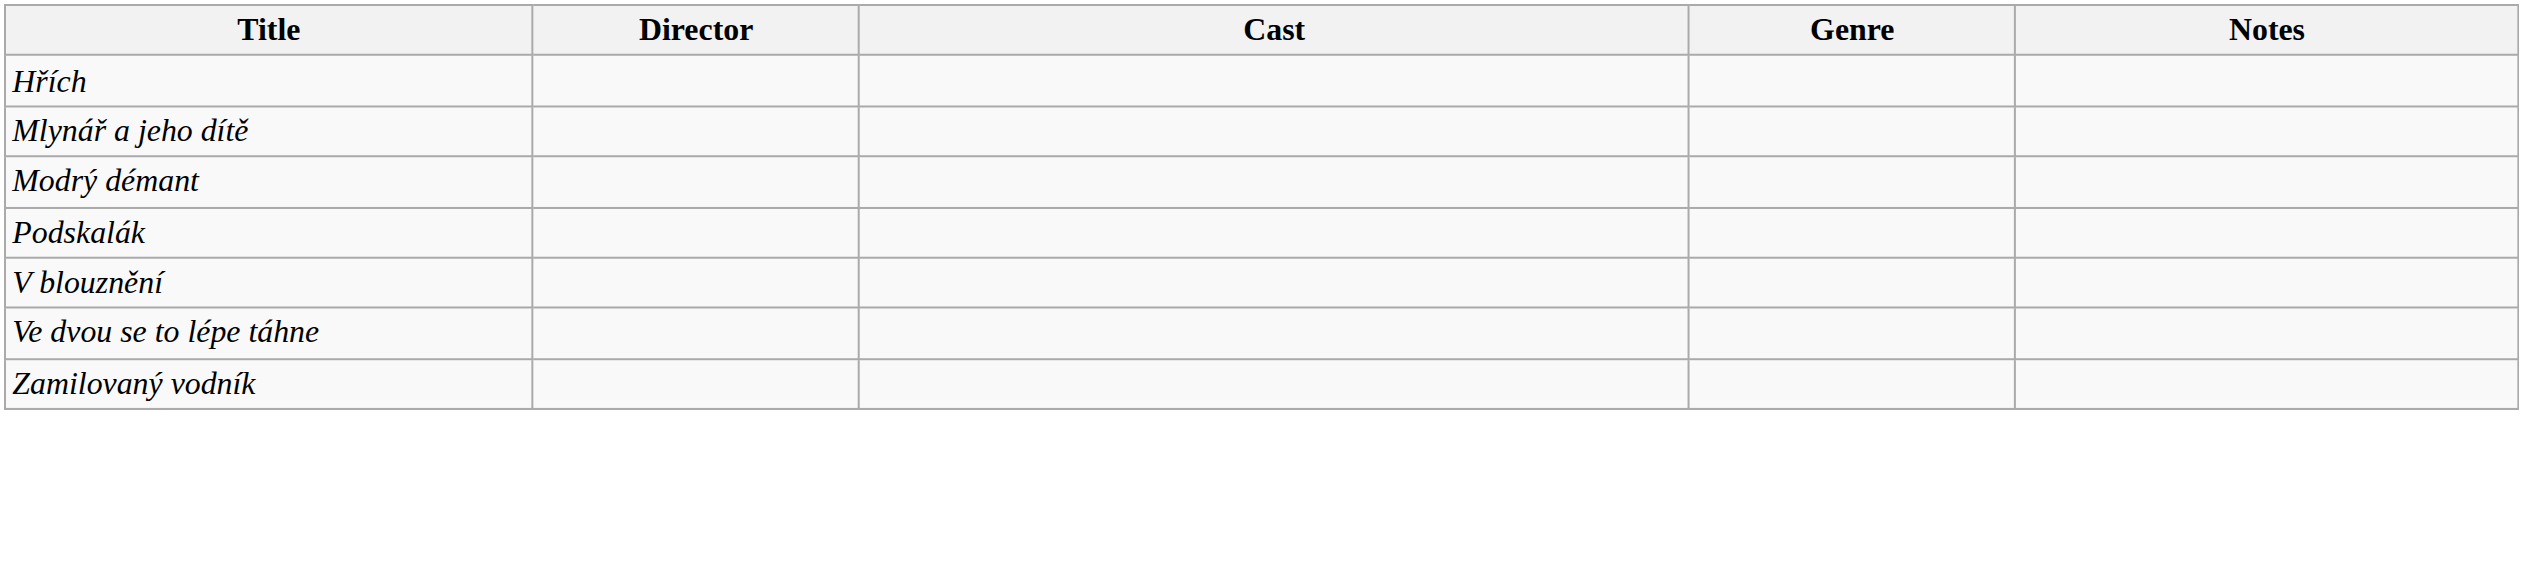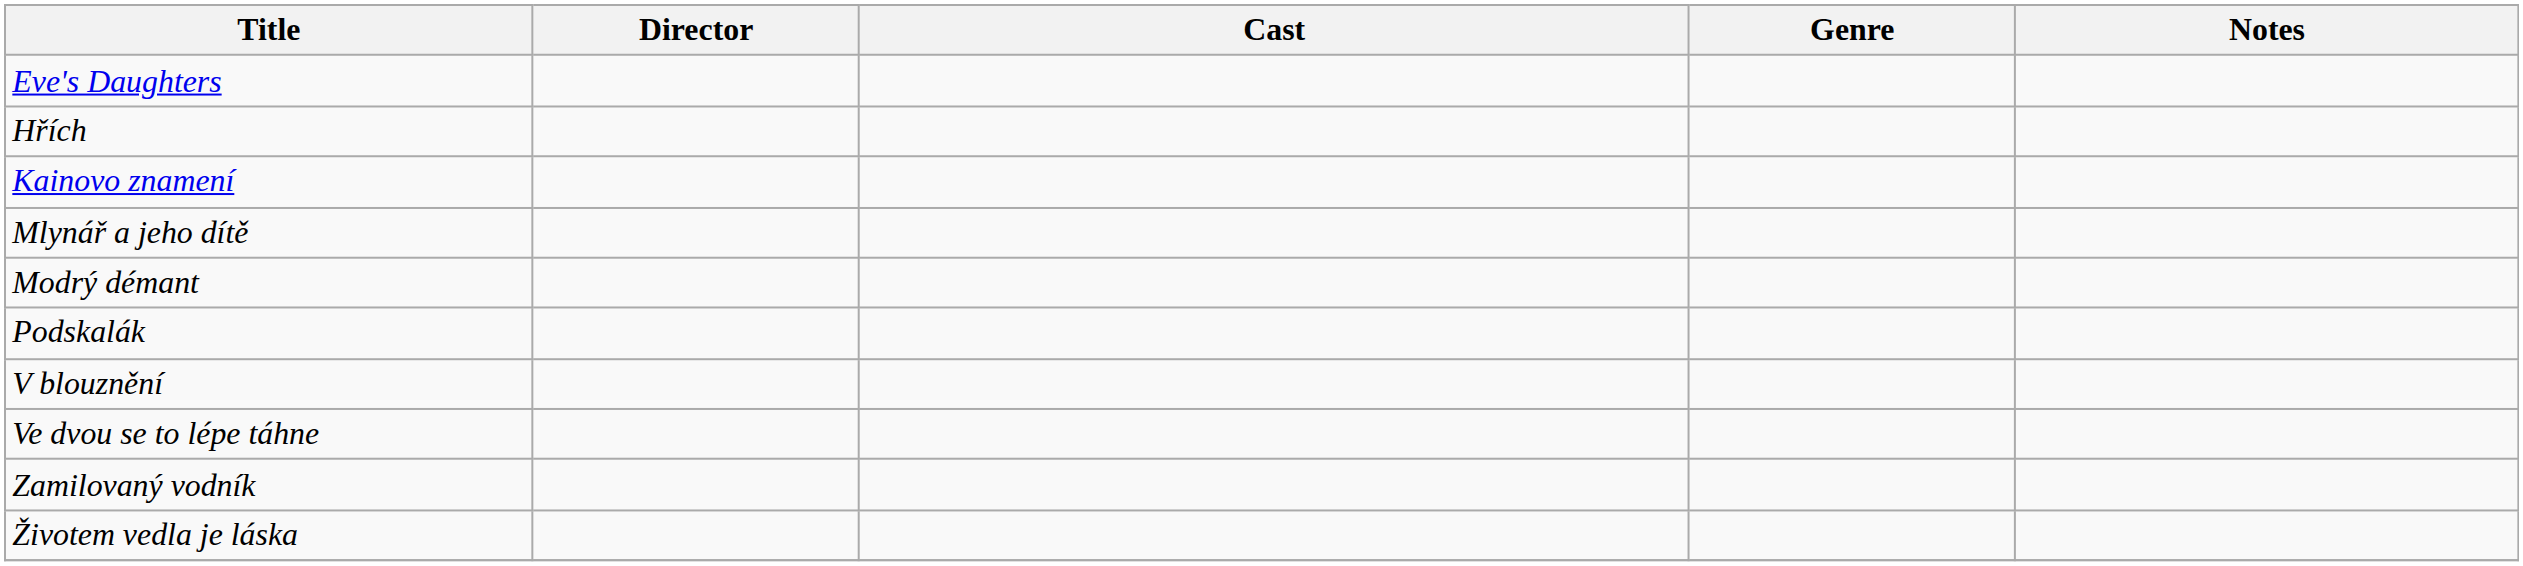+ row: (117, 80)
+ row: (123, 181)
+ row: (155, 534)
